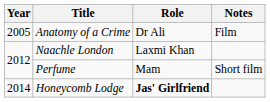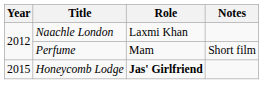- row: (83, 32)
(19, 87) 2014 -> (19, 69) 2015
